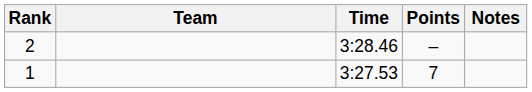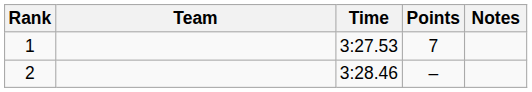rows swapped: (30, 73) <-> (30, 45)
